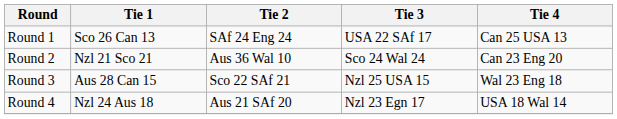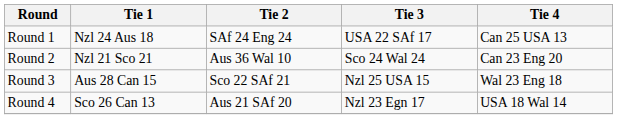(114, 37) Sco 26 Can 13 -> (114, 37) Nzl 24 Aus 18
(114, 102) Nzl 24 Aus 18 -> (114, 102) Sco 26 Can 13
